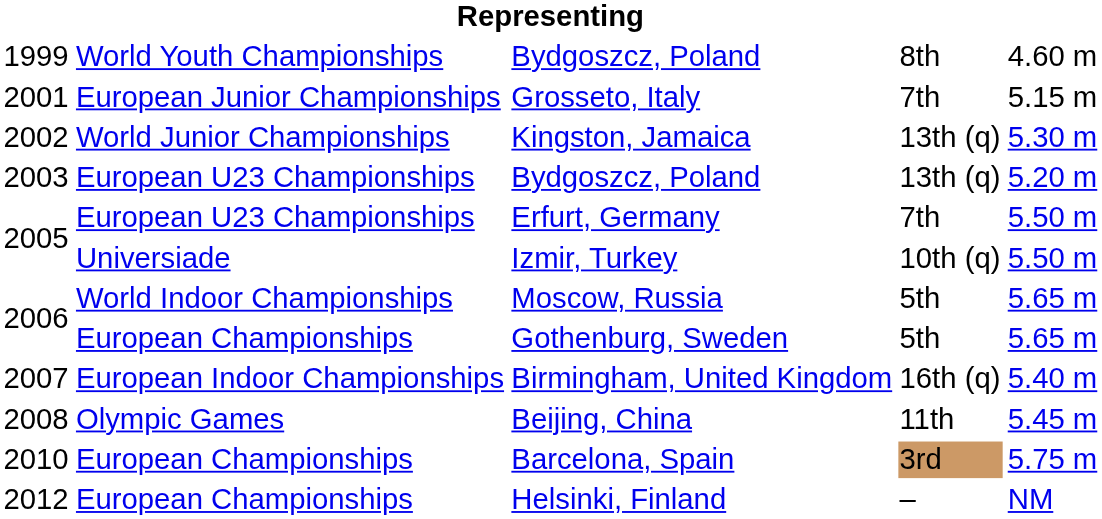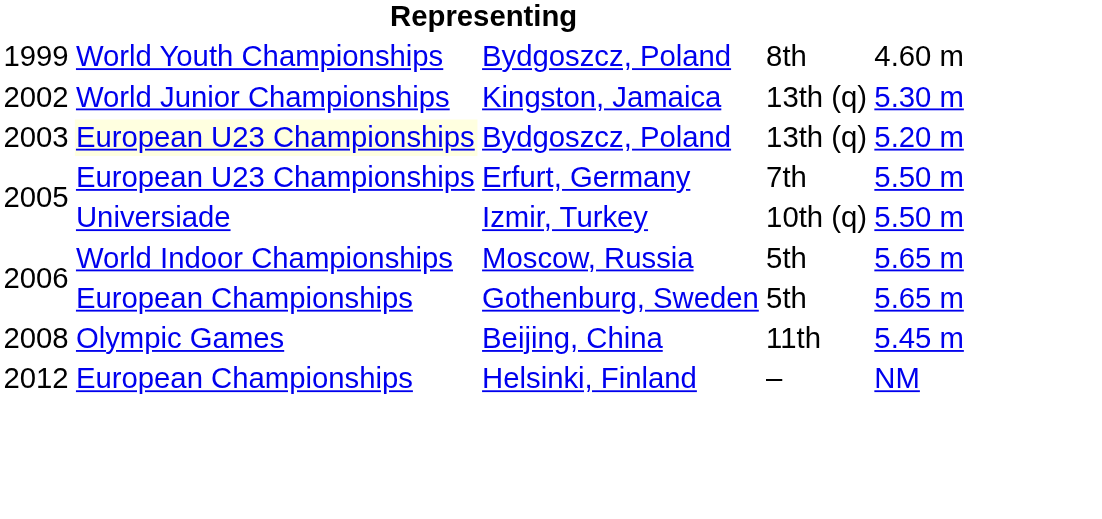- row: (36, 97)
(275, 177) no background -> (275, 137) lightyellow background
- row: (36, 378)
- row: (36, 459)
